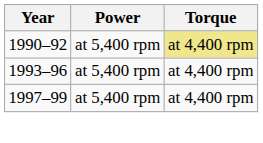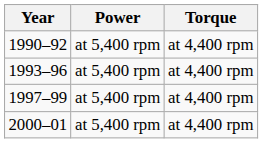(211, 44) khaki background -> (211, 44) no background
+ row: (38, 124)
